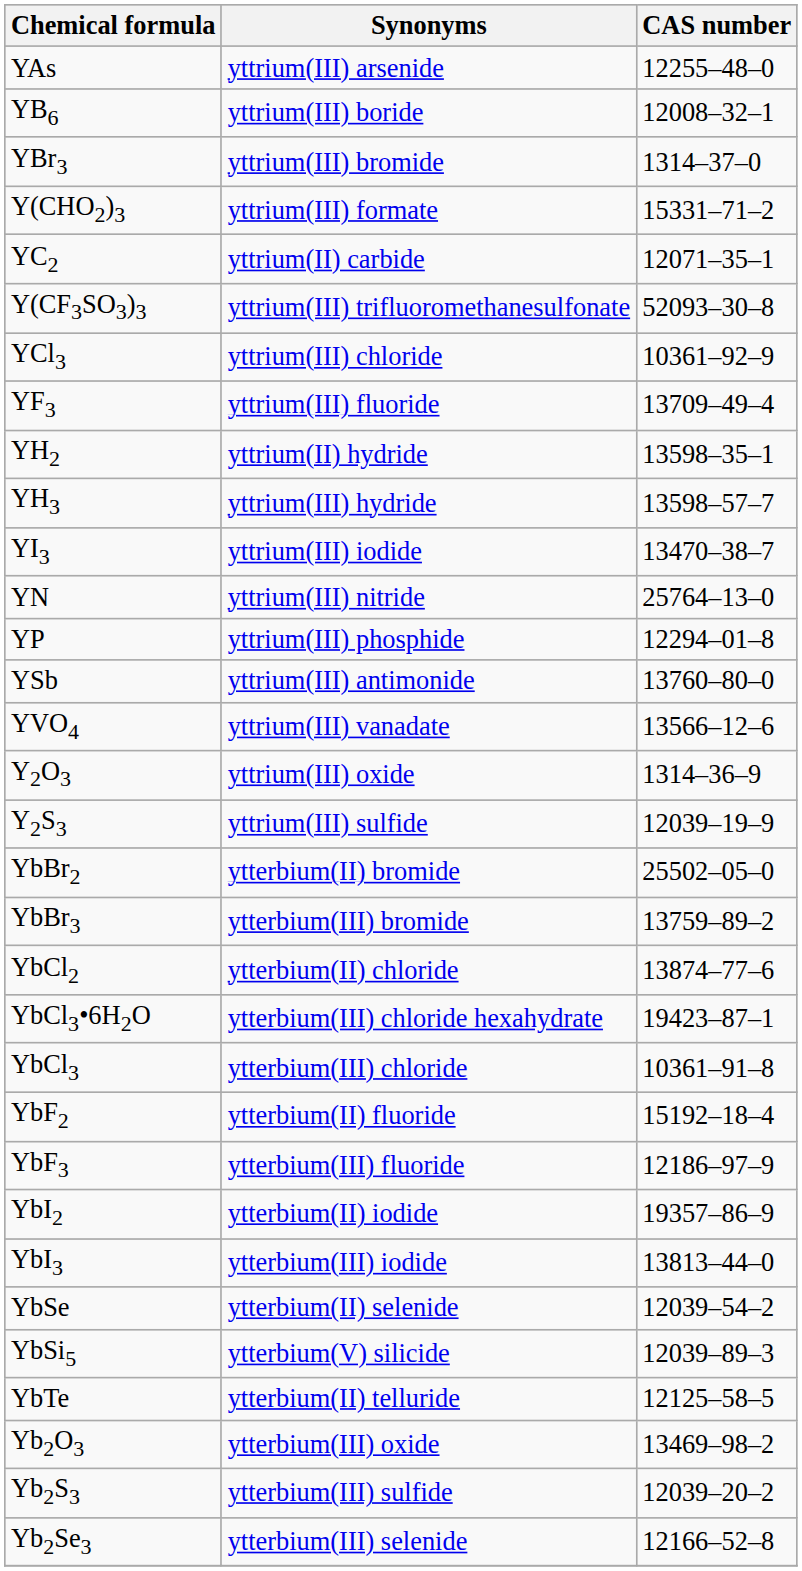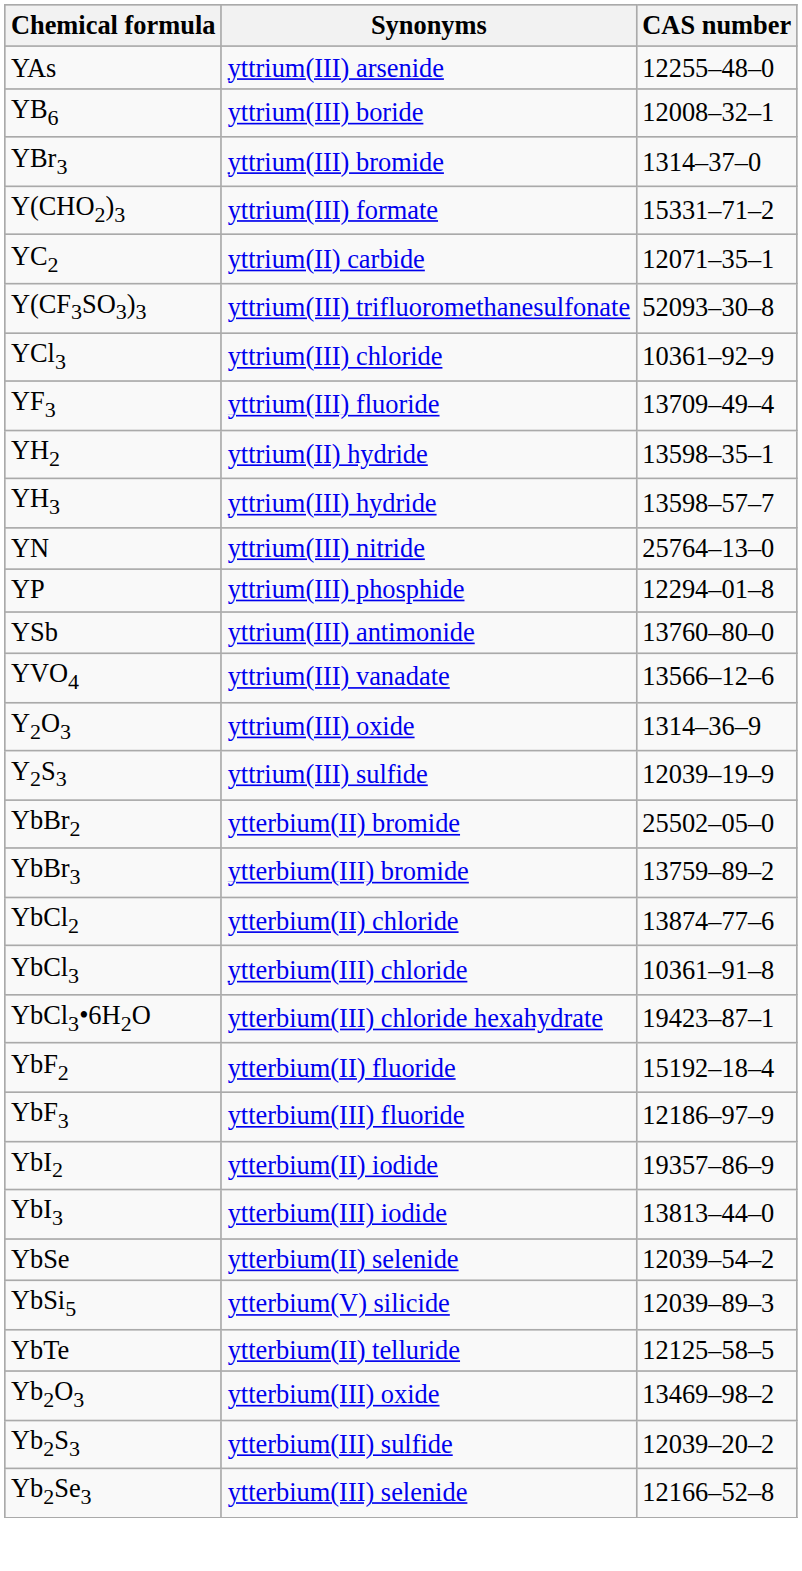- row: (30, 551)
rows swapped: (45, 1067) <-> (81, 1018)
